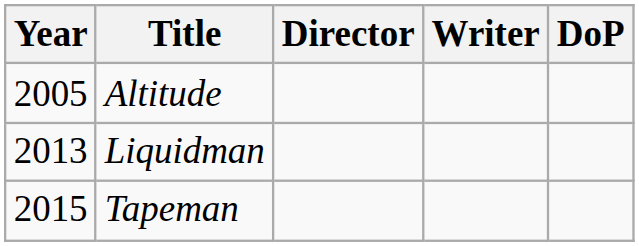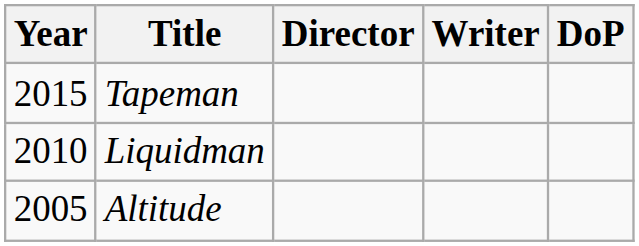rows swapped: (163, 92) <-> (172, 209)
(51, 151) 2013 -> (51, 151) 2010
